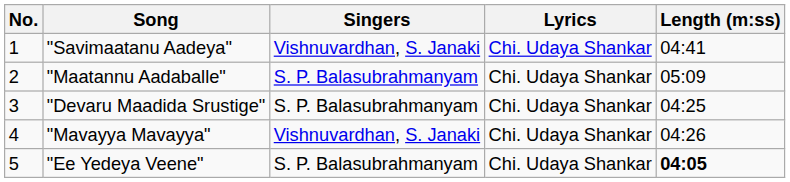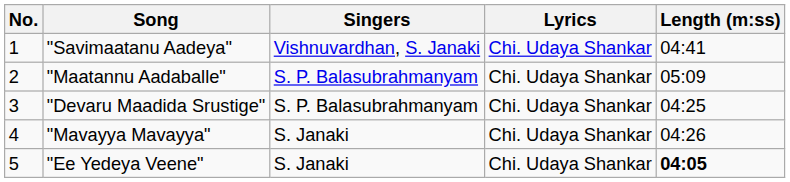(377, 135) Vishnuvardhan, S. Janaki -> (311, 135) S. Janaki
(376, 164) S. P. Balasubrahmanyam -> (311, 164) S. Janaki
